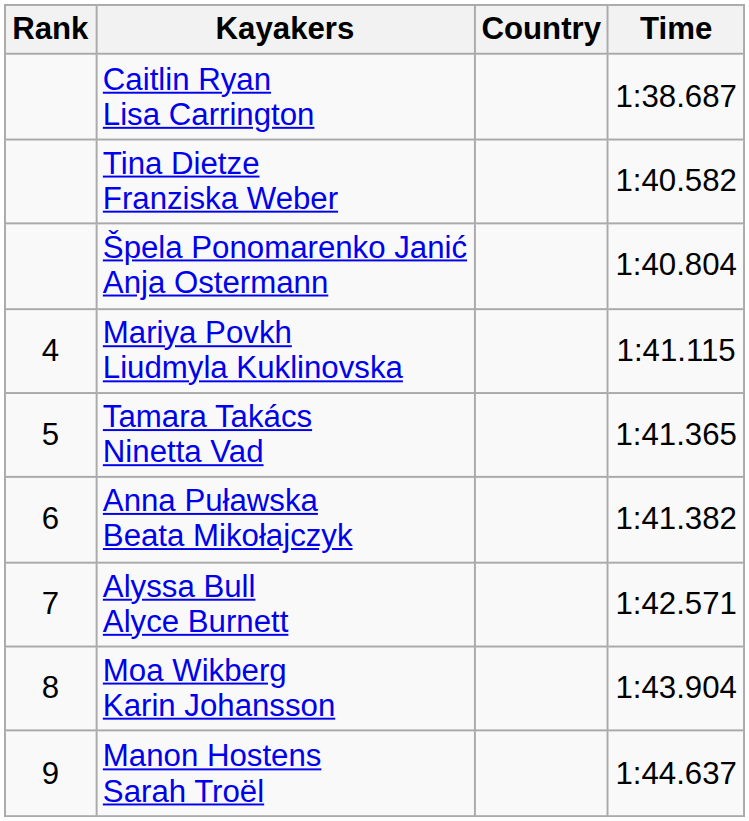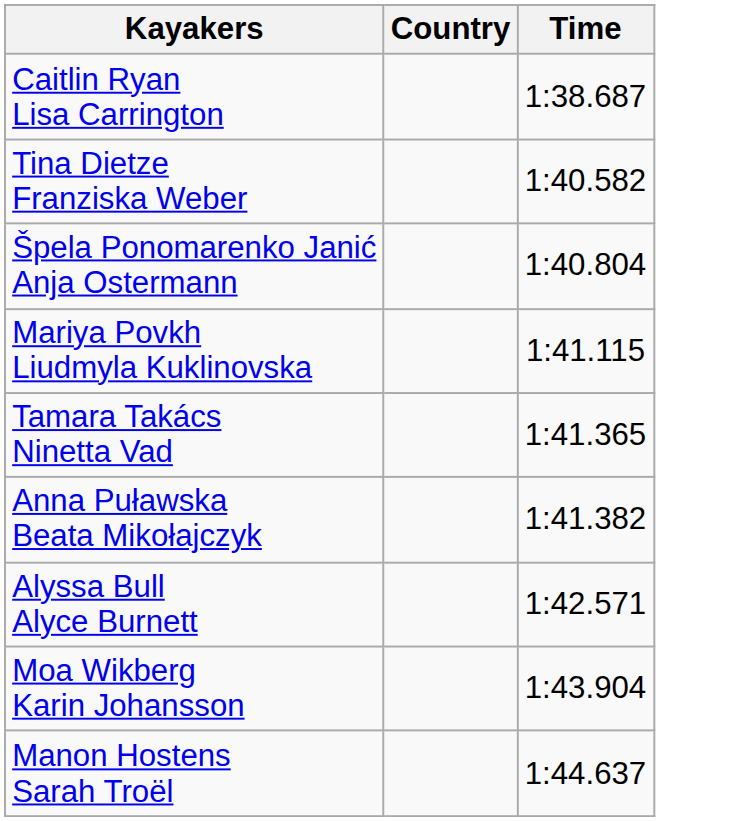- column: (50, 29)
